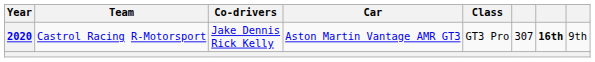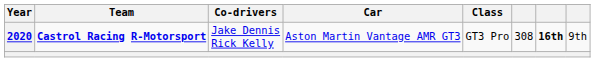(122, 37) normal -> (122, 37) bold
(524, 37) 307 -> (524, 37) 308
